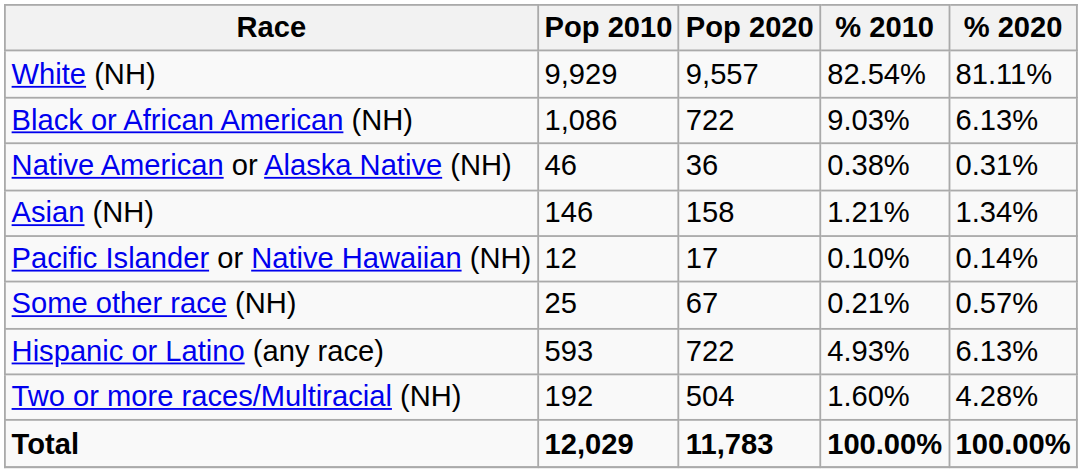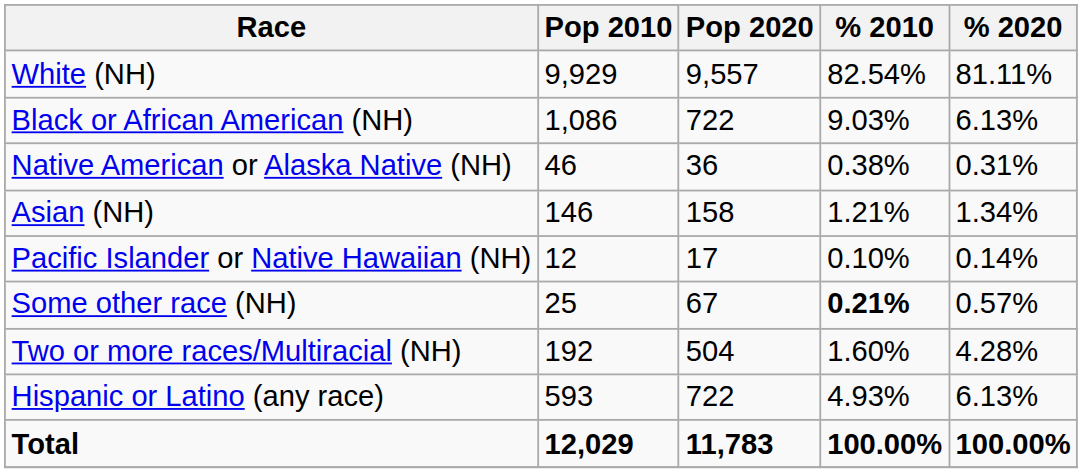(868, 304) normal -> (868, 304) bold
rows swapped: (237, 397) <-> (198, 350)
